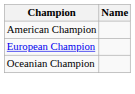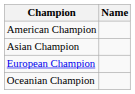+ row: (43, 47)
